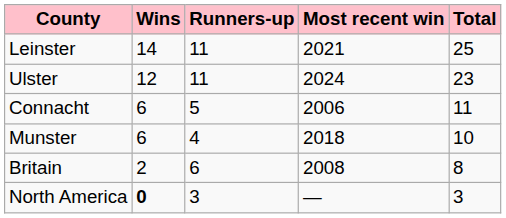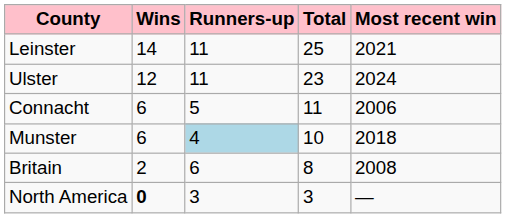columns swapped: (475, 19) <-> (374, 19)
(195, 138) no background -> (195, 138) lightblue background
